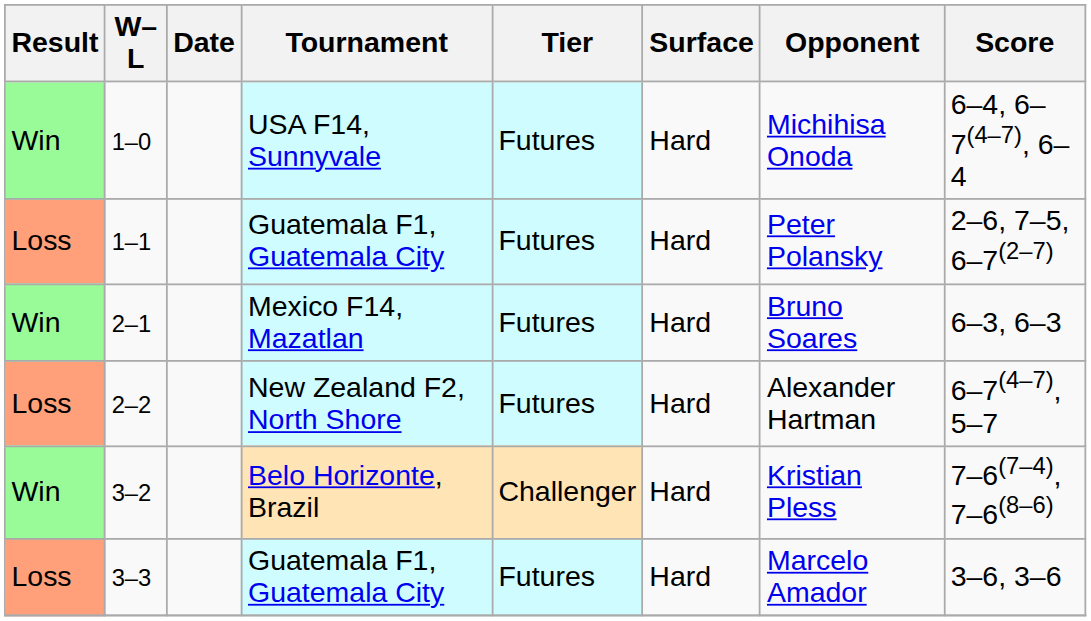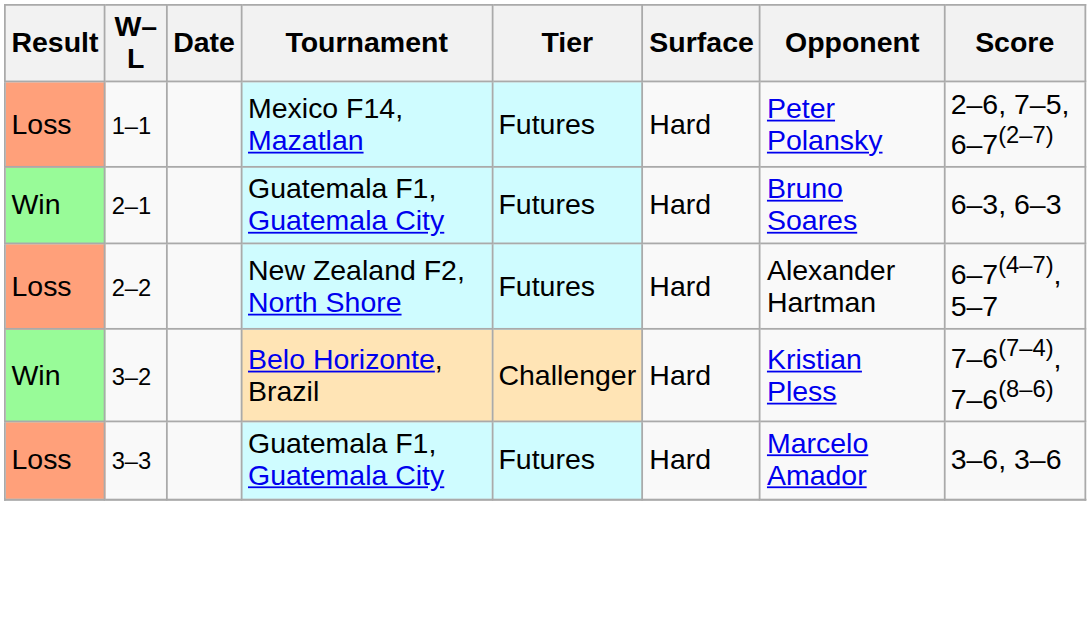- row: (131, 141)
(346, 241) Guatemala F1, Guatemala City -> (326, 124) Mexico F14, Mazatlan
(326, 322) Mexico F14, Mazatlan -> (346, 205) Guatemala F1, Guatemala City
